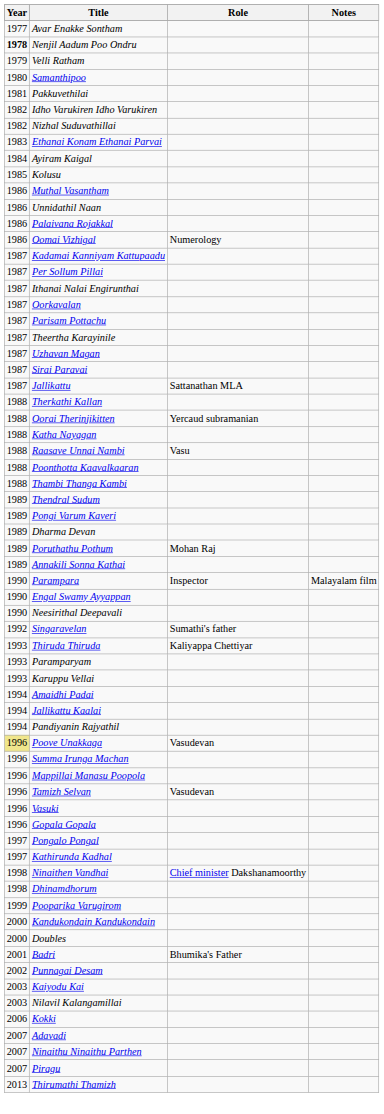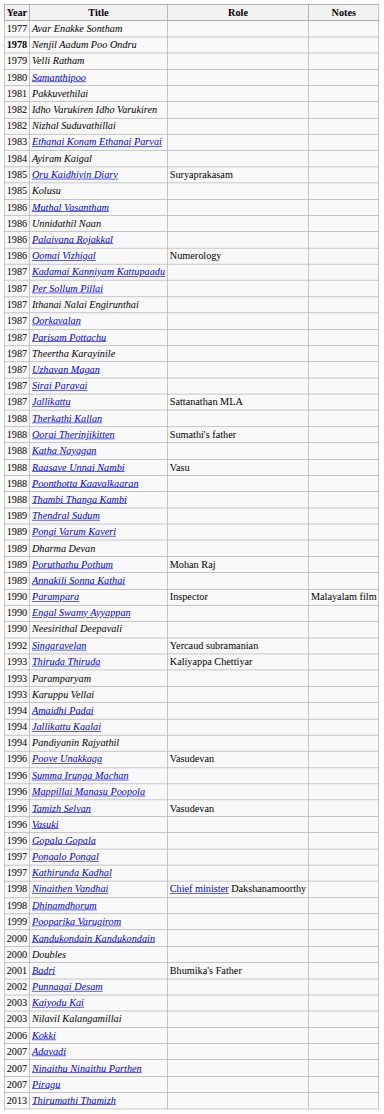+ row: (75, 175)
(214, 418) Yercaud subramanian -> (203, 434) Sumathi's father
(203, 629) Sumathi's father -> (214, 645) Yercaud subramanian
(17, 743) khaki background -> (17, 759) no background
